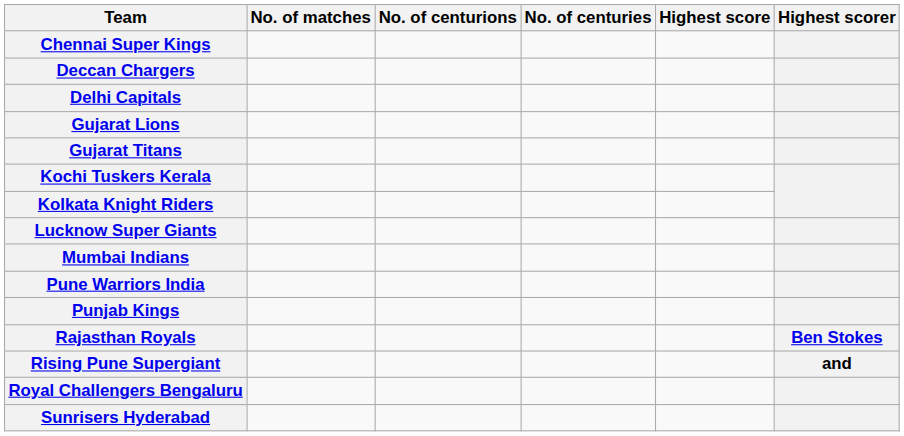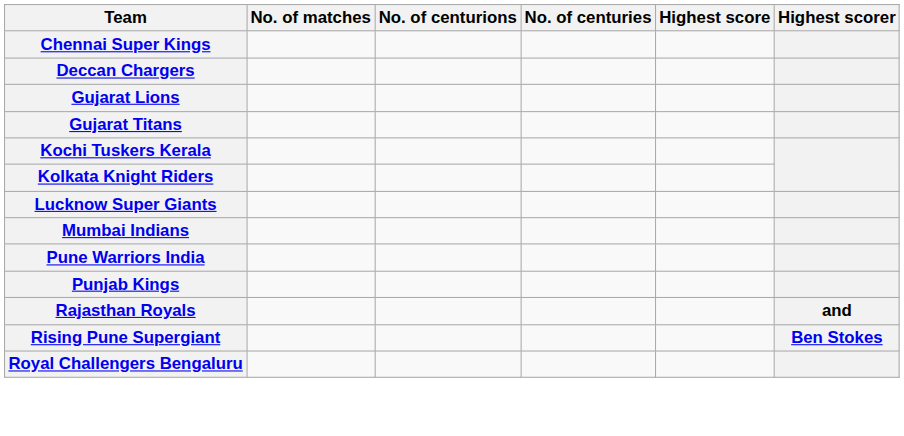- row: (126, 97)
(837, 337) Ben Stokes -> (837, 310) and
(837, 364) and -> (837, 337) Ben Stokes
- row: (126, 417)
